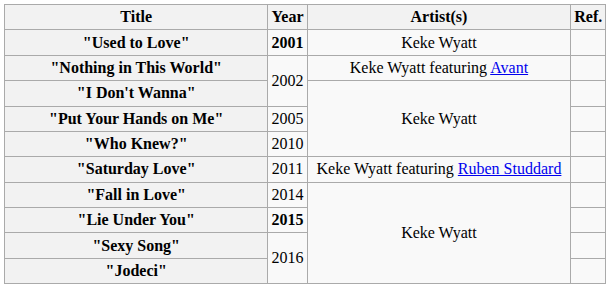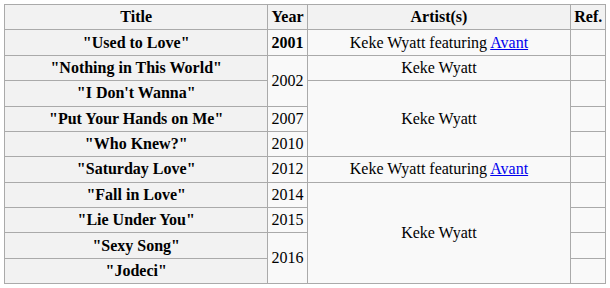(439, 42) Keke Wyatt -> (439, 42) Keke Wyatt featuring Avant
(439, 67) Keke Wyatt featuring Avant -> (439, 67) Keke Wyatt
(288, 118) 2005 -> (288, 118) 2007
(288, 169) 2011 -> (288, 169) 2012
(439, 169) Keke Wyatt featuring Ruben Studdard -> (439, 169) Keke Wyatt featuring Avant
(288, 220) bold -> (288, 220) normal
